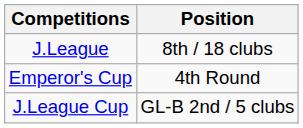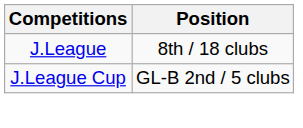- row: (70, 78)
